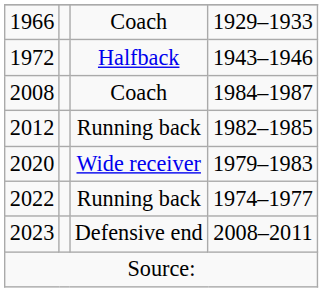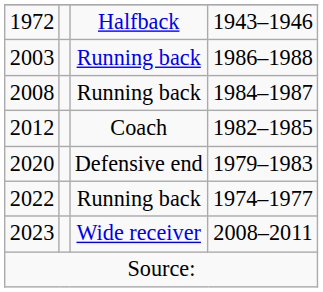- row: (32, 22)
+ row: (32, 57)
(139, 92) Coach -> (139, 92) Running back
(139, 127) Running back -> (139, 127) Coach
(139, 163) Wide receiver -> (139, 163) Defensive end
(139, 233) Defensive end -> (139, 233) Wide receiver
